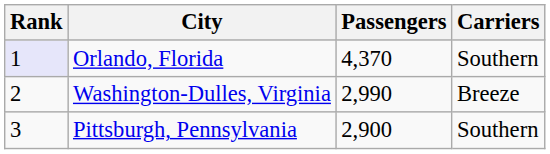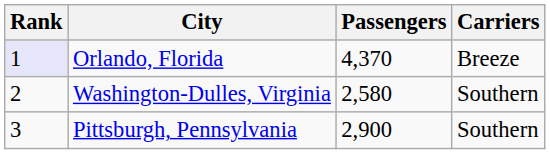(498, 58) Southern -> (488, 58) Breeze
(367, 93) 2,990 -> (367, 93) 2,580
(488, 93) Breeze -> (498, 93) Southern
